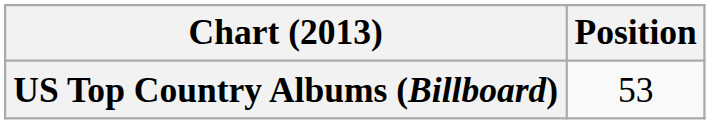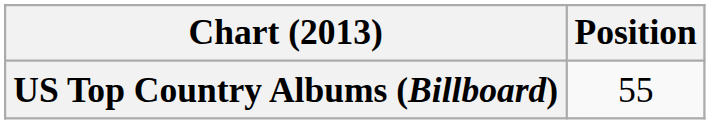(636, 88) 53 -> (636, 88) 55
